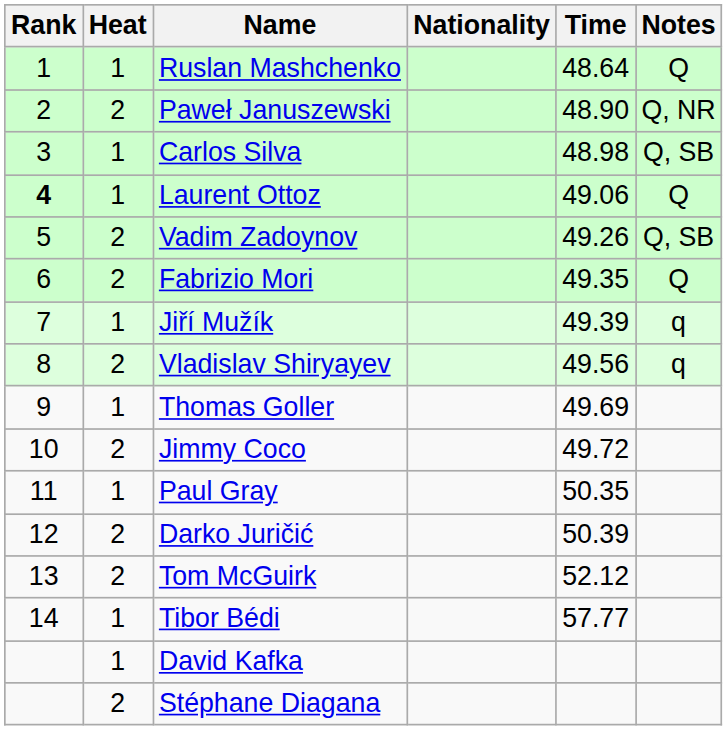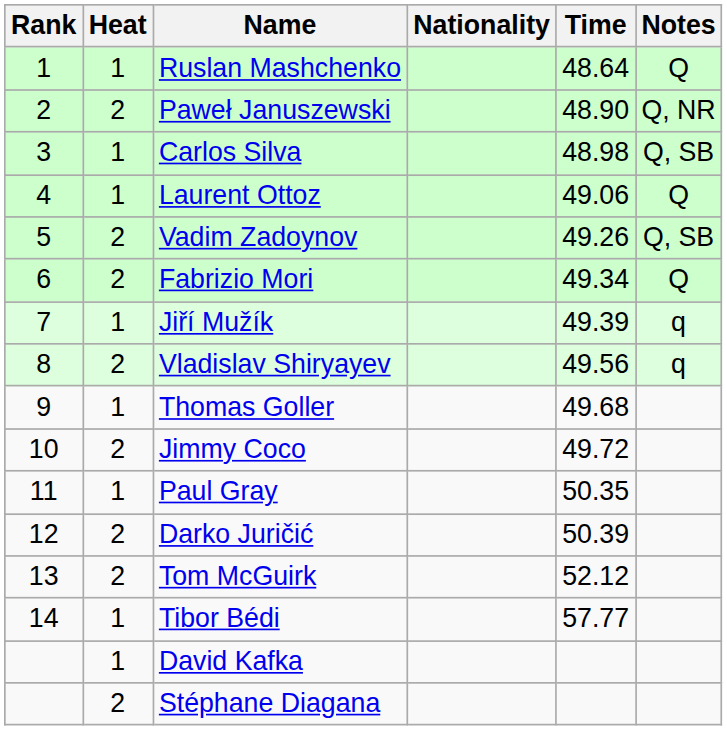(44, 195) bold -> (44, 195) normal
(596, 279) 49.35 -> (596, 279) 49.34
(596, 407) 49.69 -> (596, 407) 49.68
